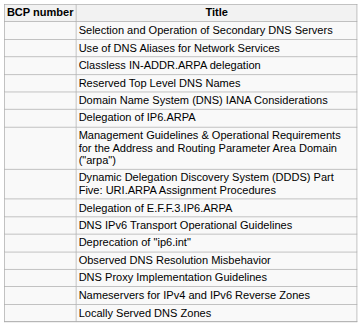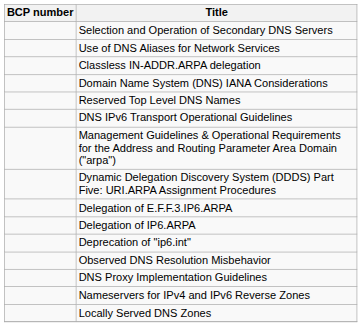rows swapped: (160, 83) <-> (203, 100)
rows swapped: (137, 118) <-> (185, 225)
